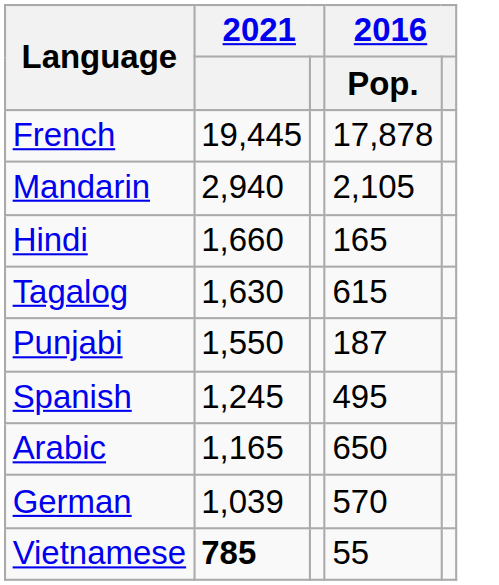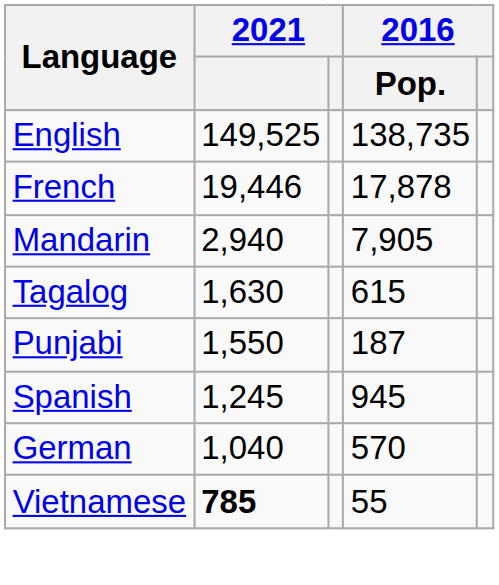+ row: (67, 135)
(252, 135) 19,445 -> (252, 187) 19,446
(374, 187) 2,105 -> (392, 239) 7,905
- row: (50, 239)
(360, 396) 495 -> (378, 396) 945
- row: (59, 448)
(243, 501) 1,039 -> (243, 448) 1,040
